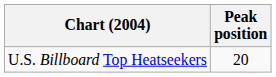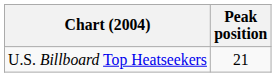(241, 59) 20 -> (241, 59) 21
